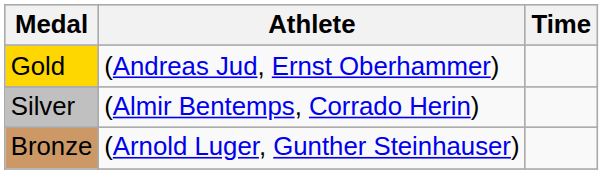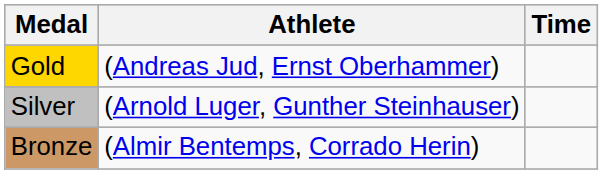(292, 106) (Almir Bentemps, Corrado Herin) -> (312, 106) (Arnold Luger, Gunther Steinhauser)
(312, 147) (Arnold Luger, Gunther Steinhauser) -> (292, 147) (Almir Bentemps, Corrado Herin)
